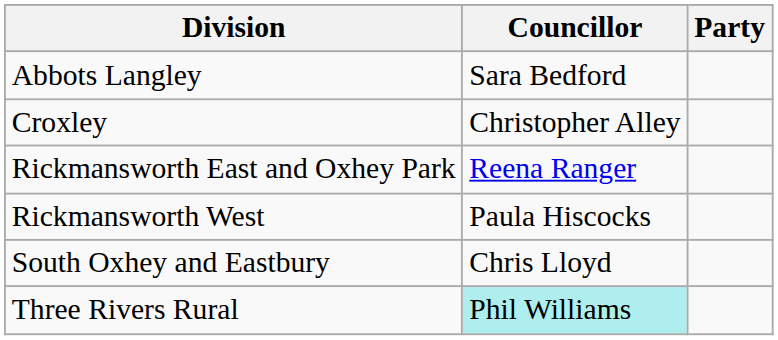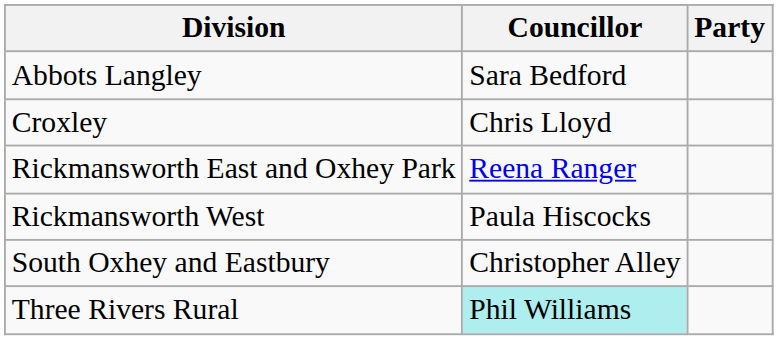(575, 121) Christopher Alley -> (540, 121) Chris Lloyd
(540, 262) Chris Lloyd -> (575, 262) Christopher Alley
